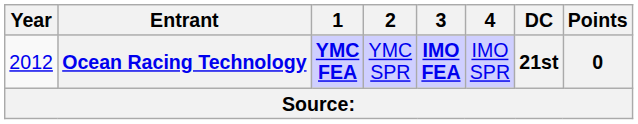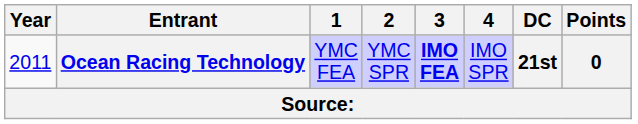(31, 61) 2012 -> (30, 61) 2011
(338, 61) bold -> (336, 61) normal
